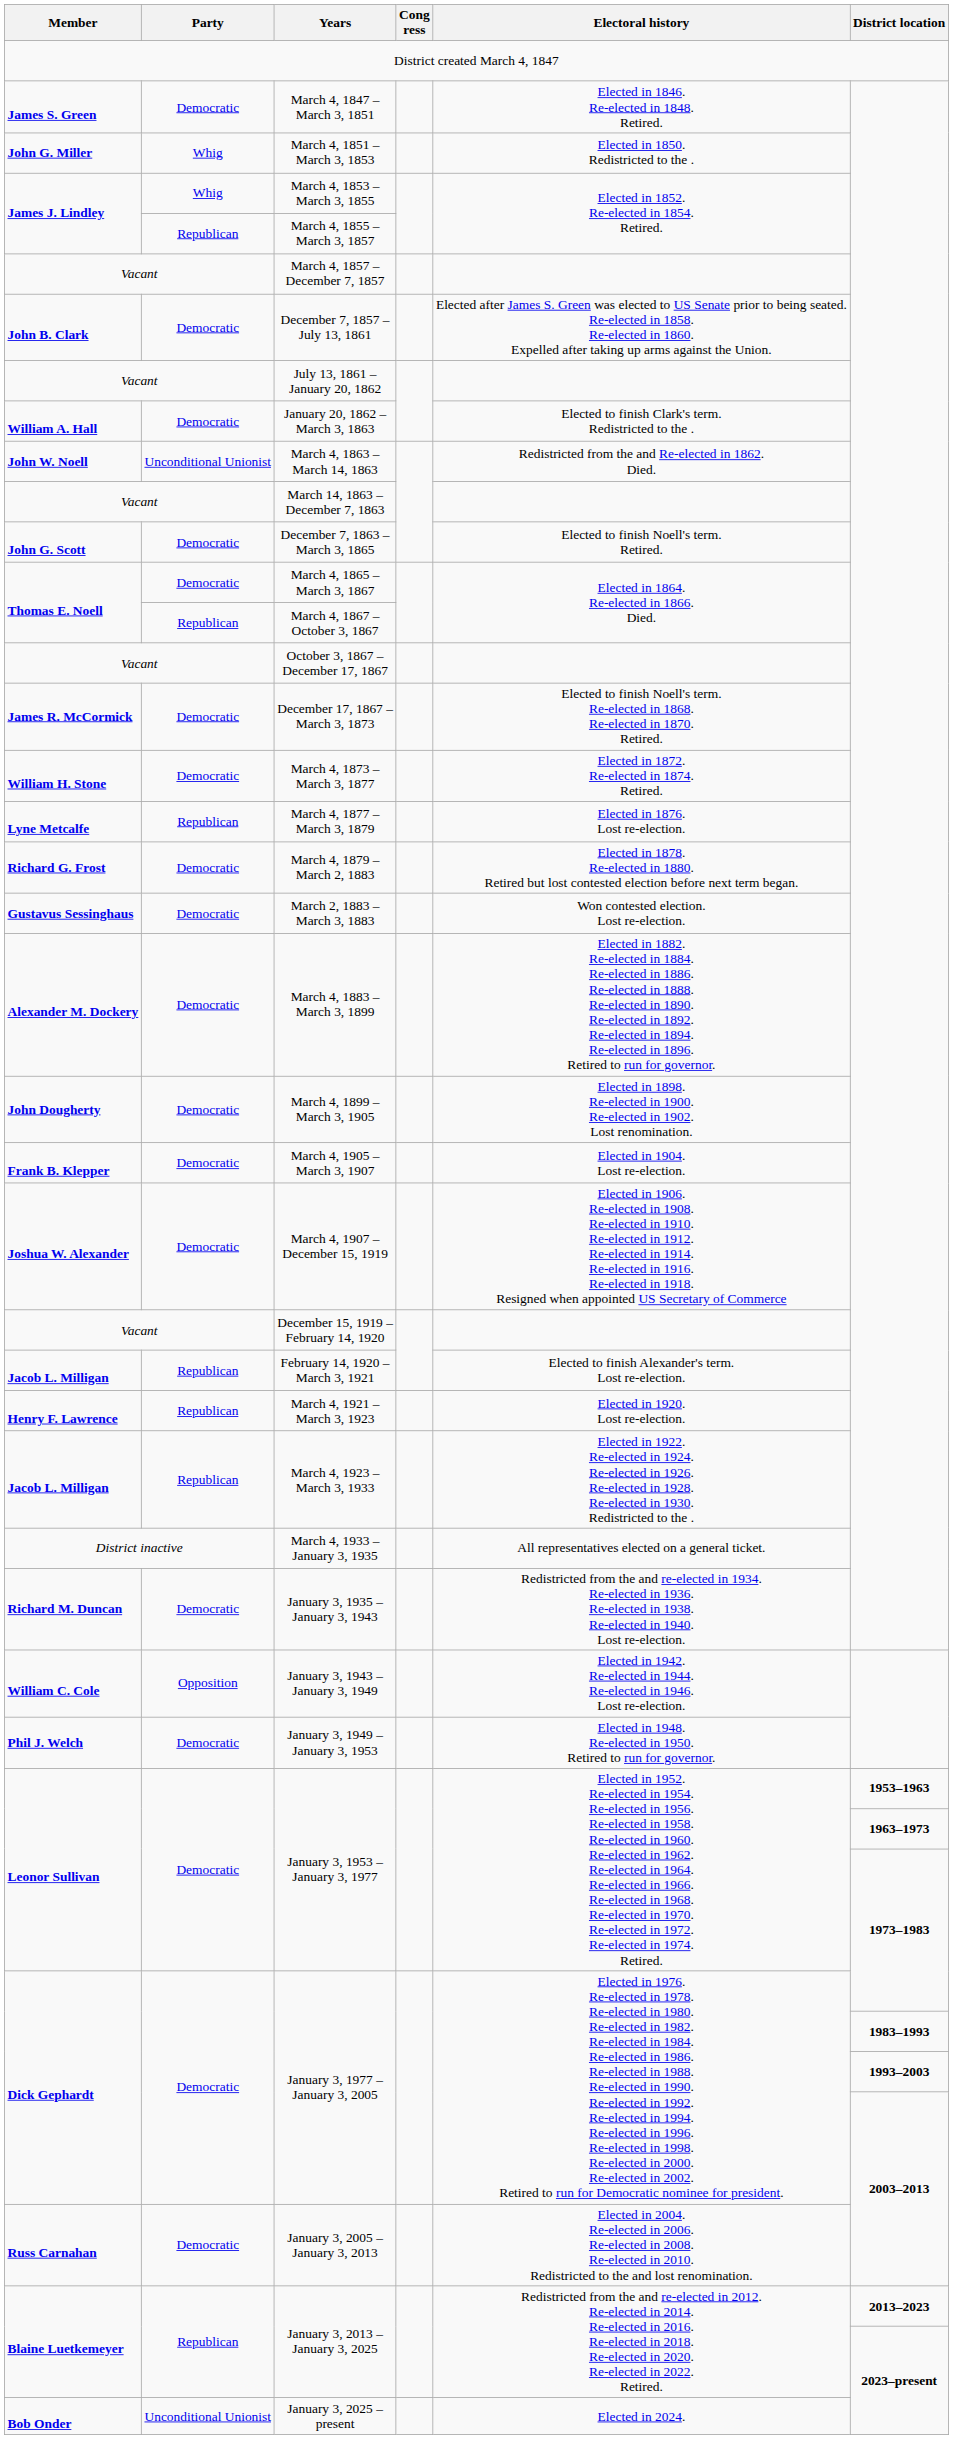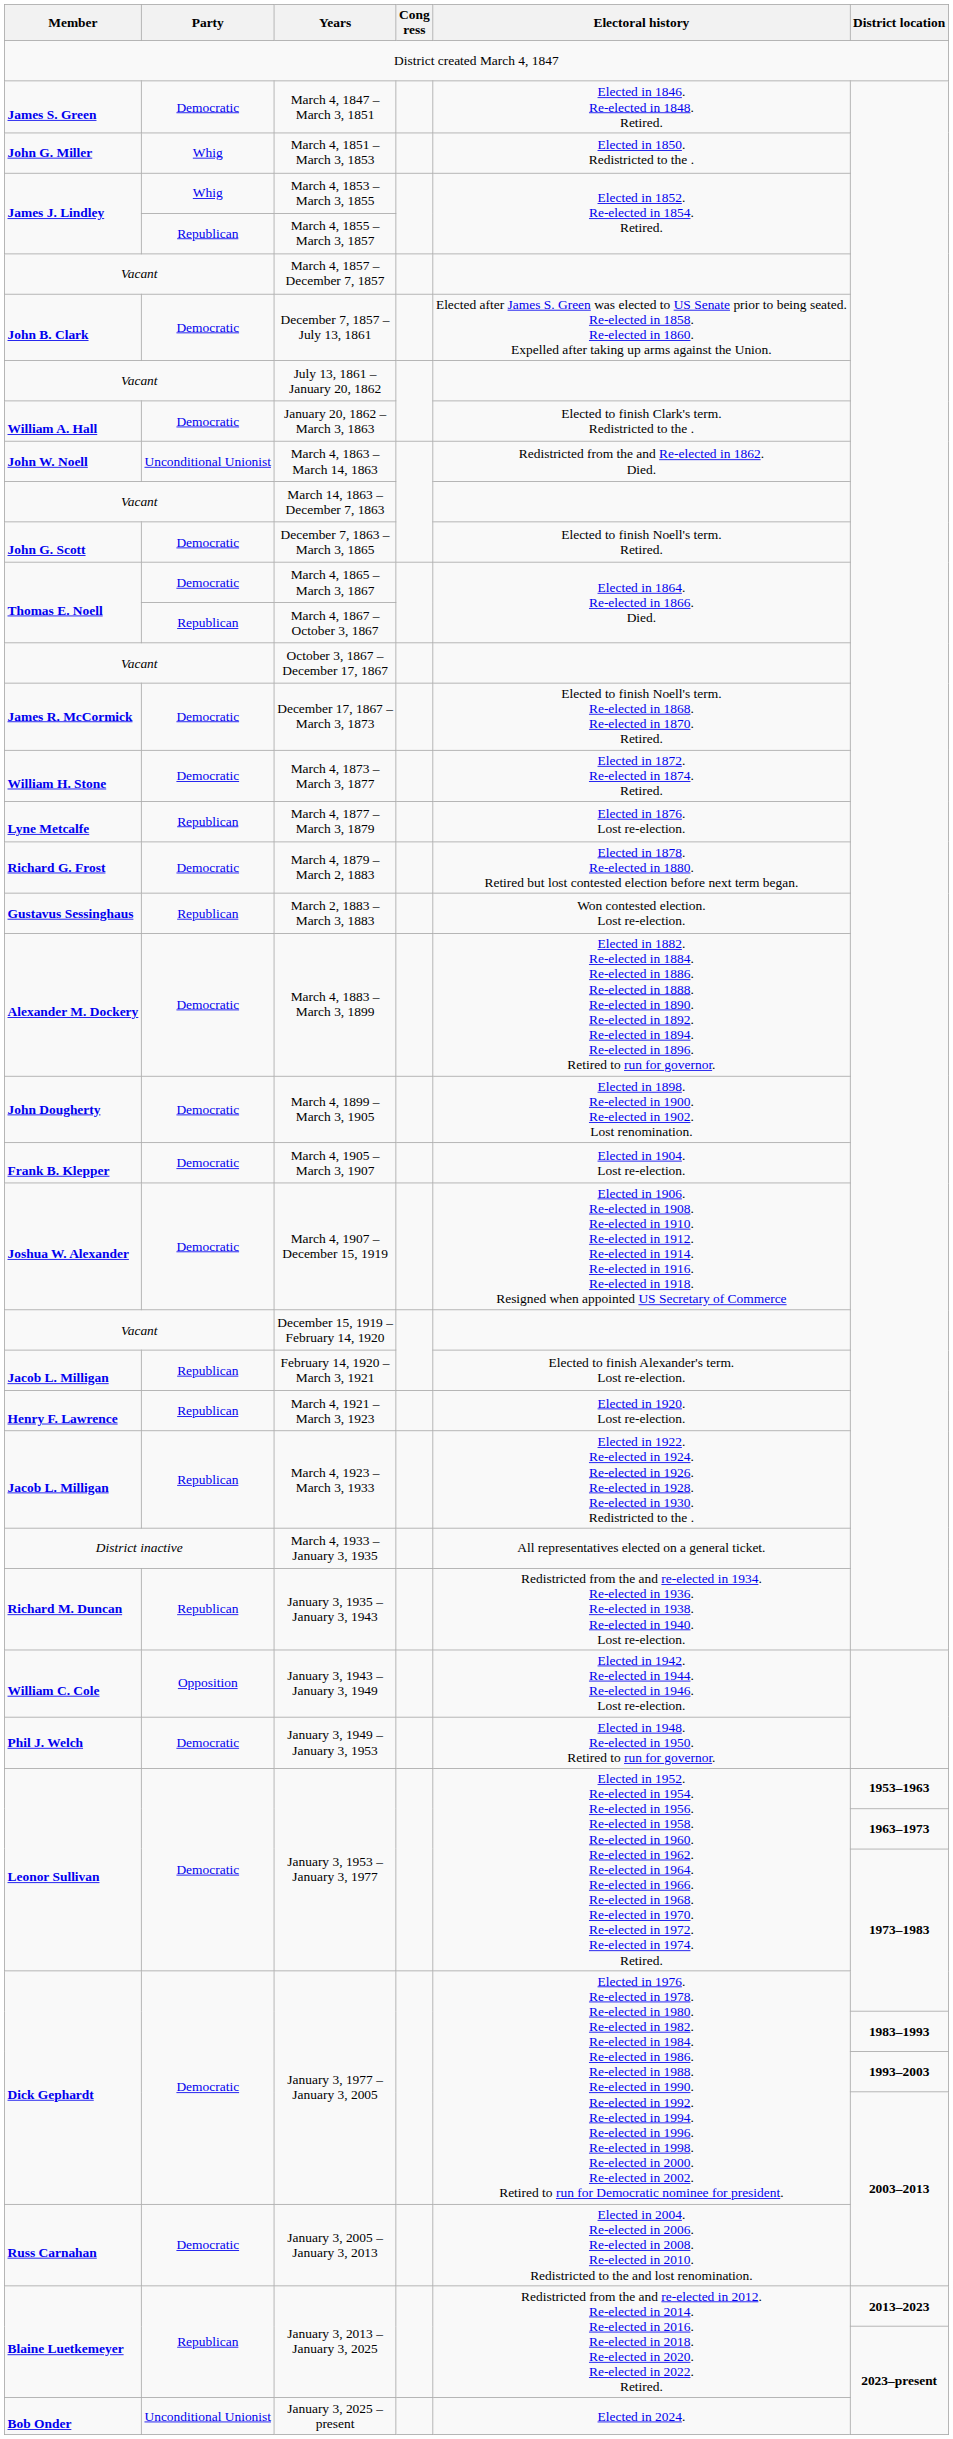(208, 913) Democratic -> (208, 913) Republican
(208, 1609) Democratic -> (208, 1609) Republican
